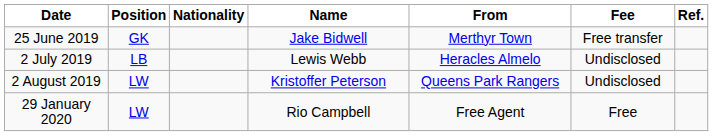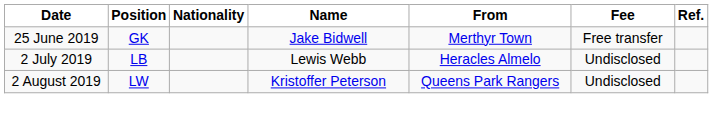- row: (56, 112)
